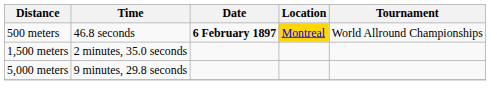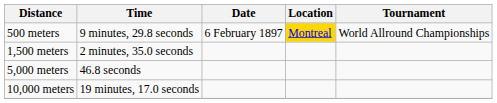(104, 32) 46.8 seconds -> (136, 32) 9 minutes, 29.8 seconds
(234, 32) bold -> (244, 32) normal
(130, 70) 9 minutes, 29.8 seconds -> (110, 70) 46.8 seconds
+ row: (41, 88)
